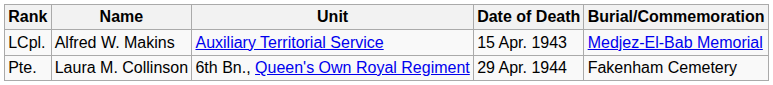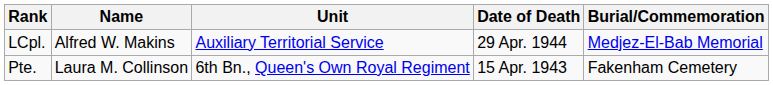(522, 42) 15 Apr. 1943 -> (522, 42) 29 Apr. 1944
(522, 67) 29 Apr. 1944 -> (522, 67) 15 Apr. 1943
